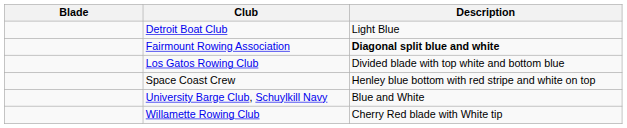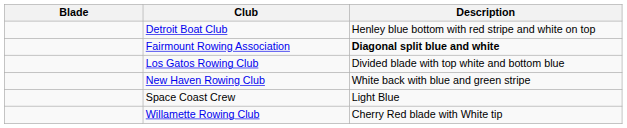(376, 30) Light Blue -> (474, 30) Henley blue bottom with red stripe and white on top
+ row: (205, 81)
(474, 81) Henley blue bottom with red stripe and white on top -> (376, 98) Light Blue
- row: (237, 98)
